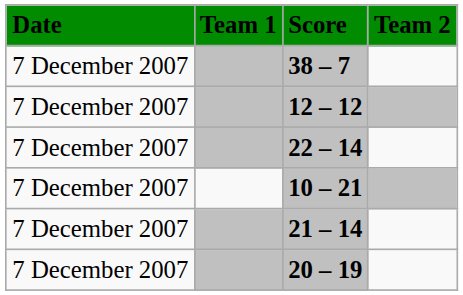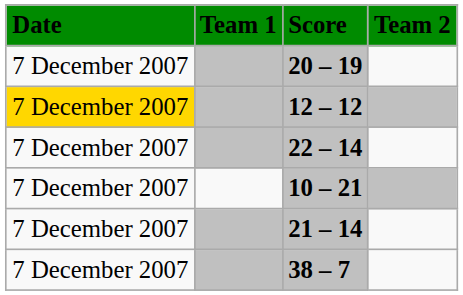rows swapped: (319, 65) <-> (325, 270)
(100, 106) no background -> (100, 106) gold background
